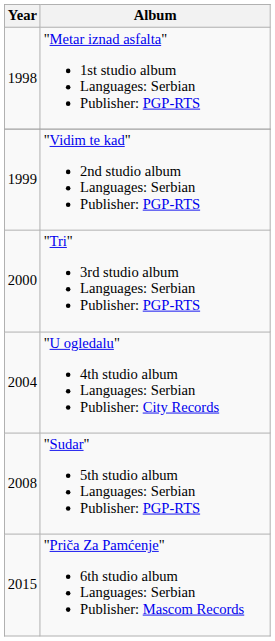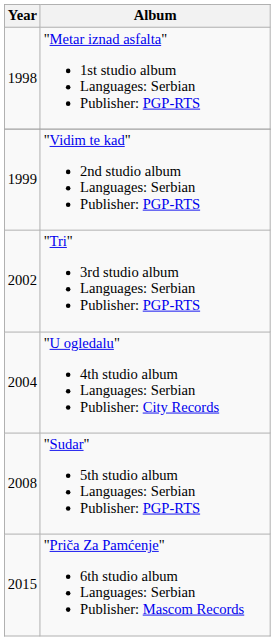(22, 280) 2000 -> (22, 280) 2002
